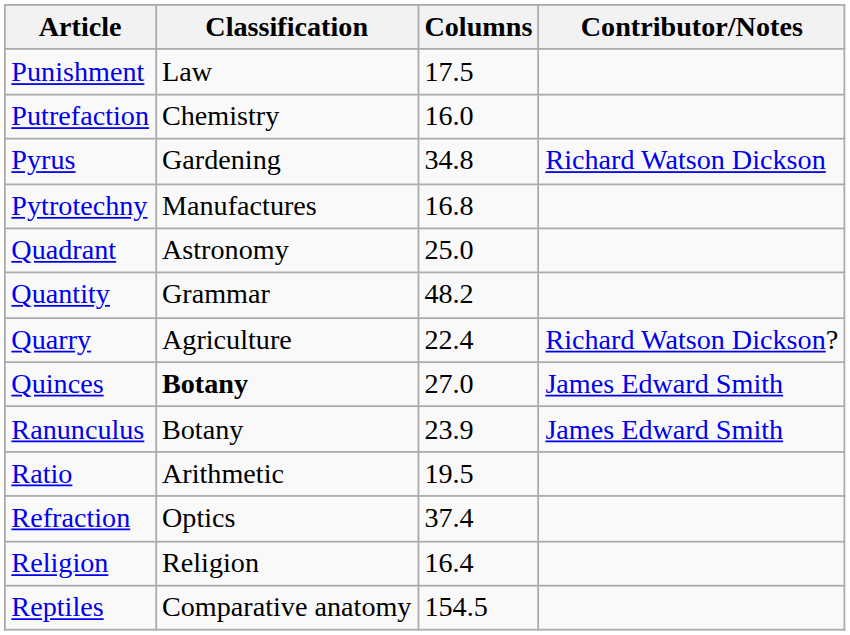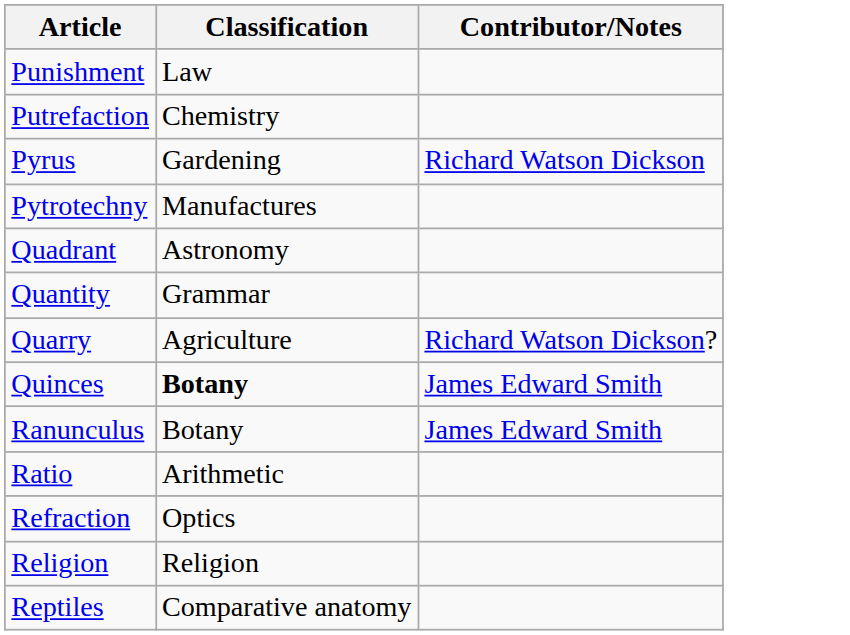- column: (478, 26)
